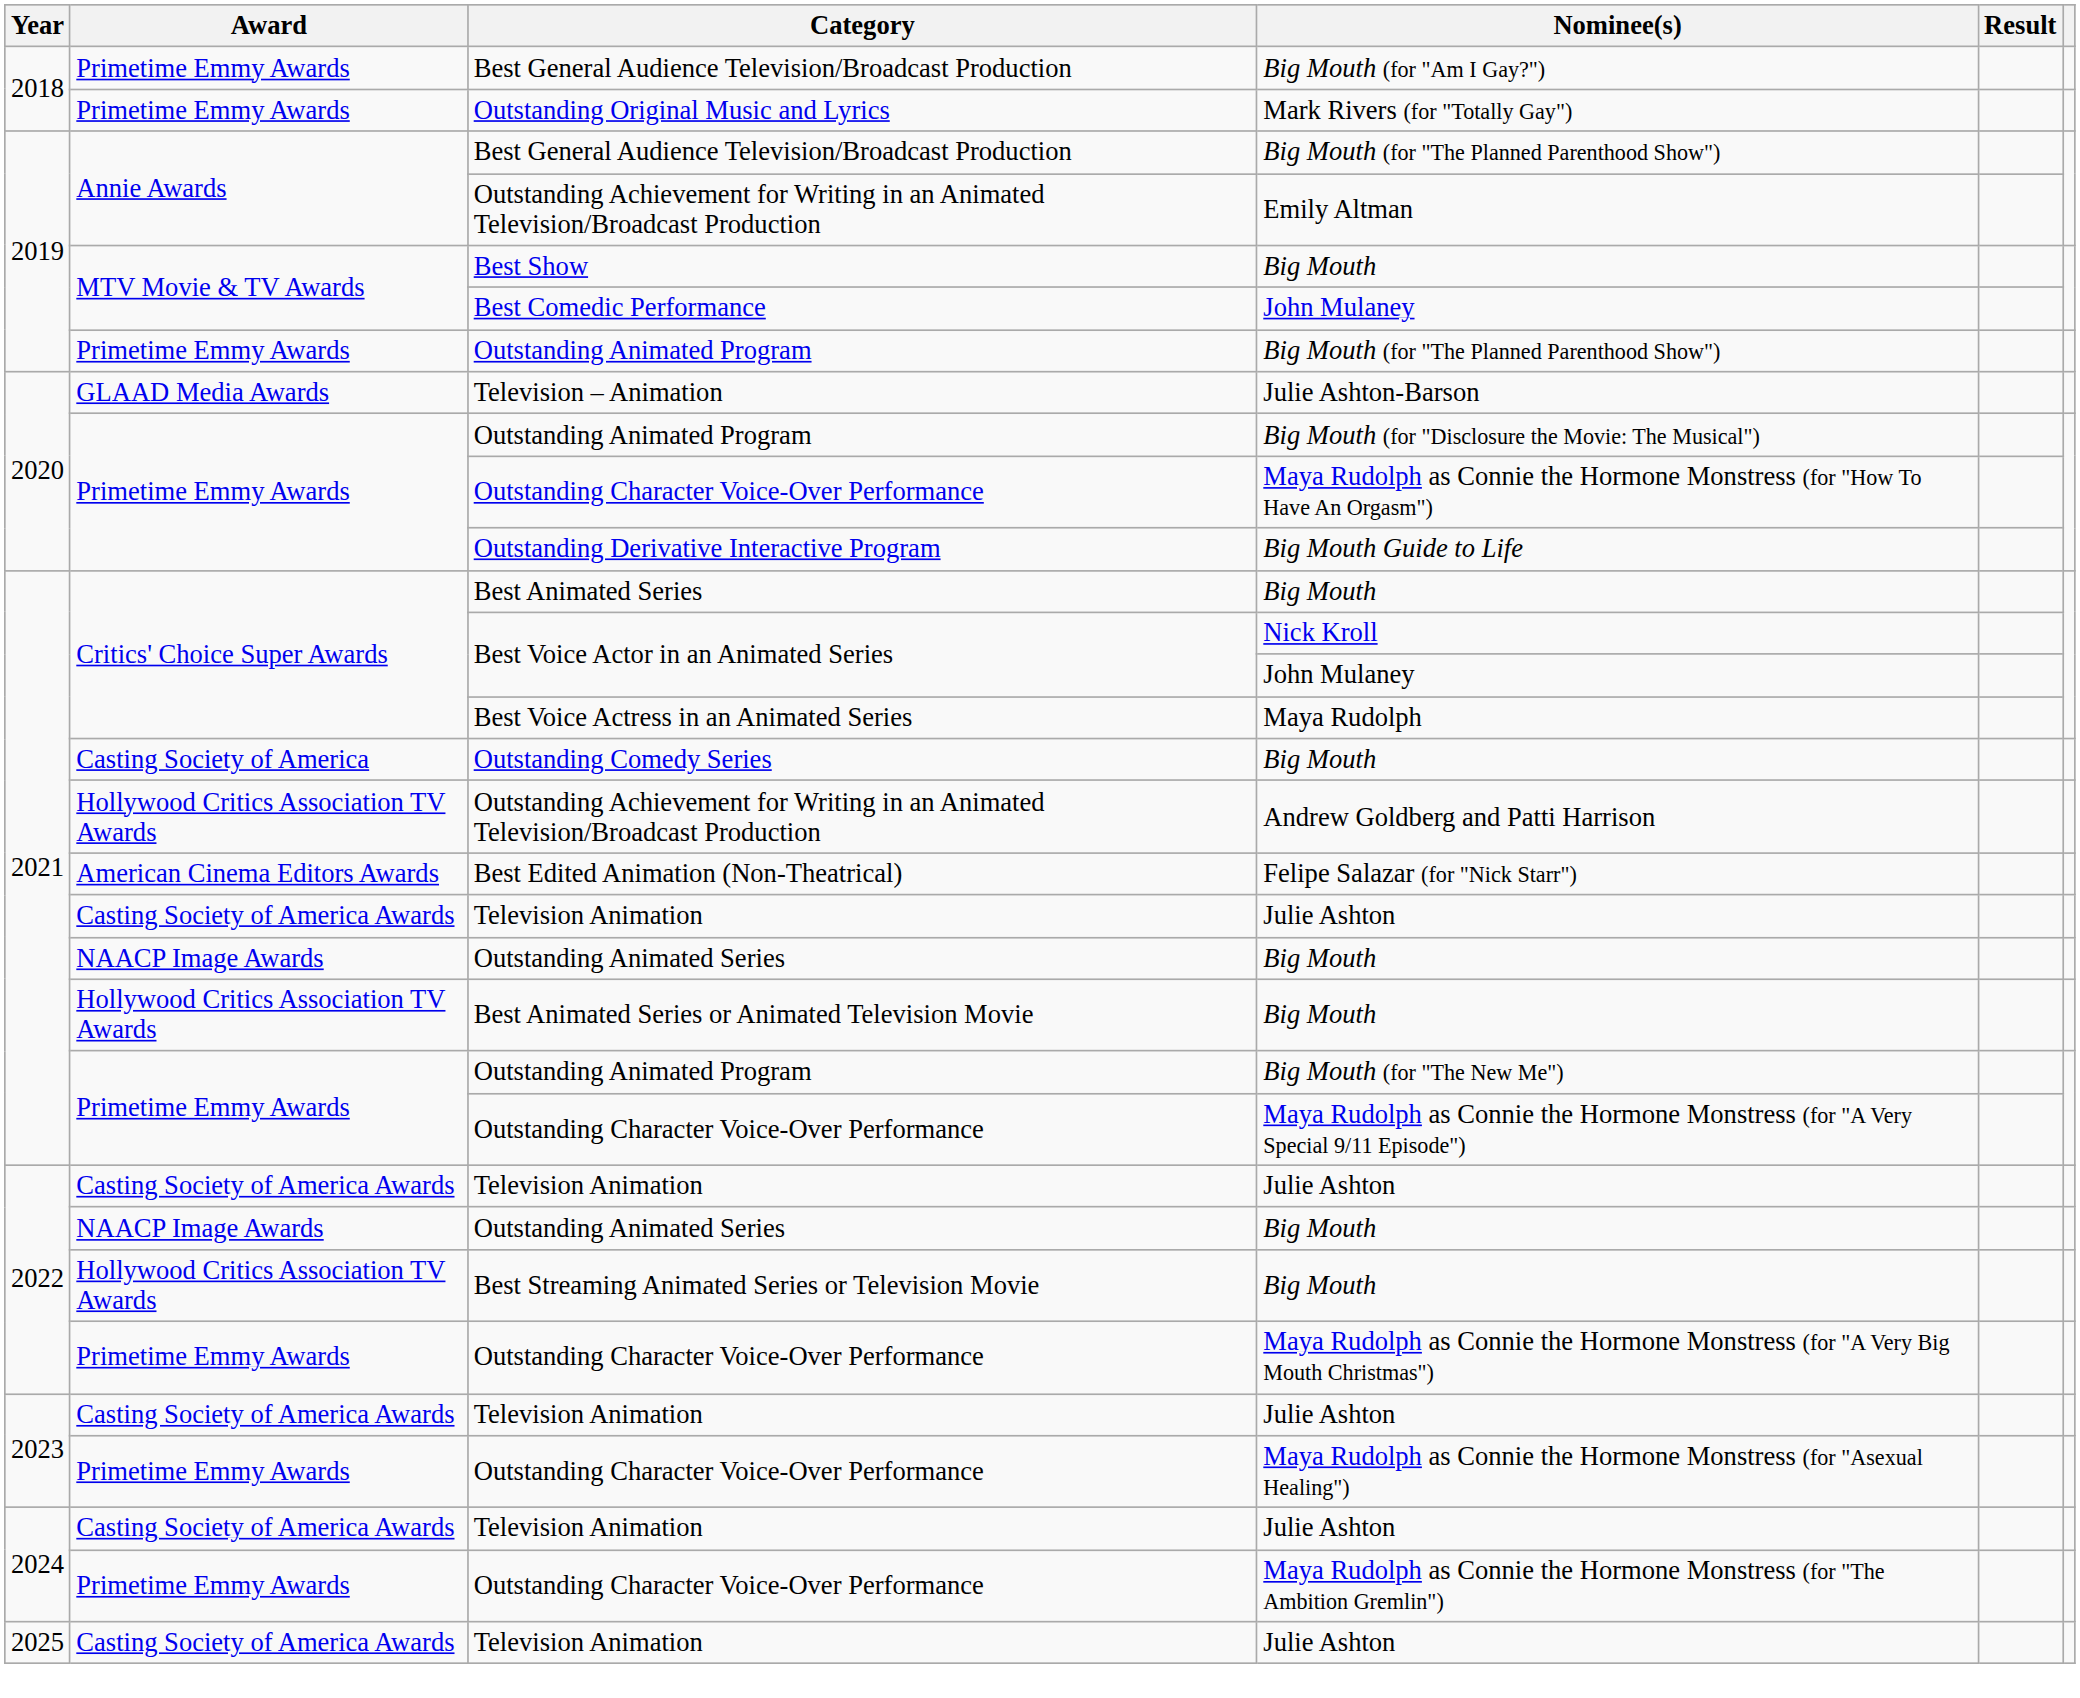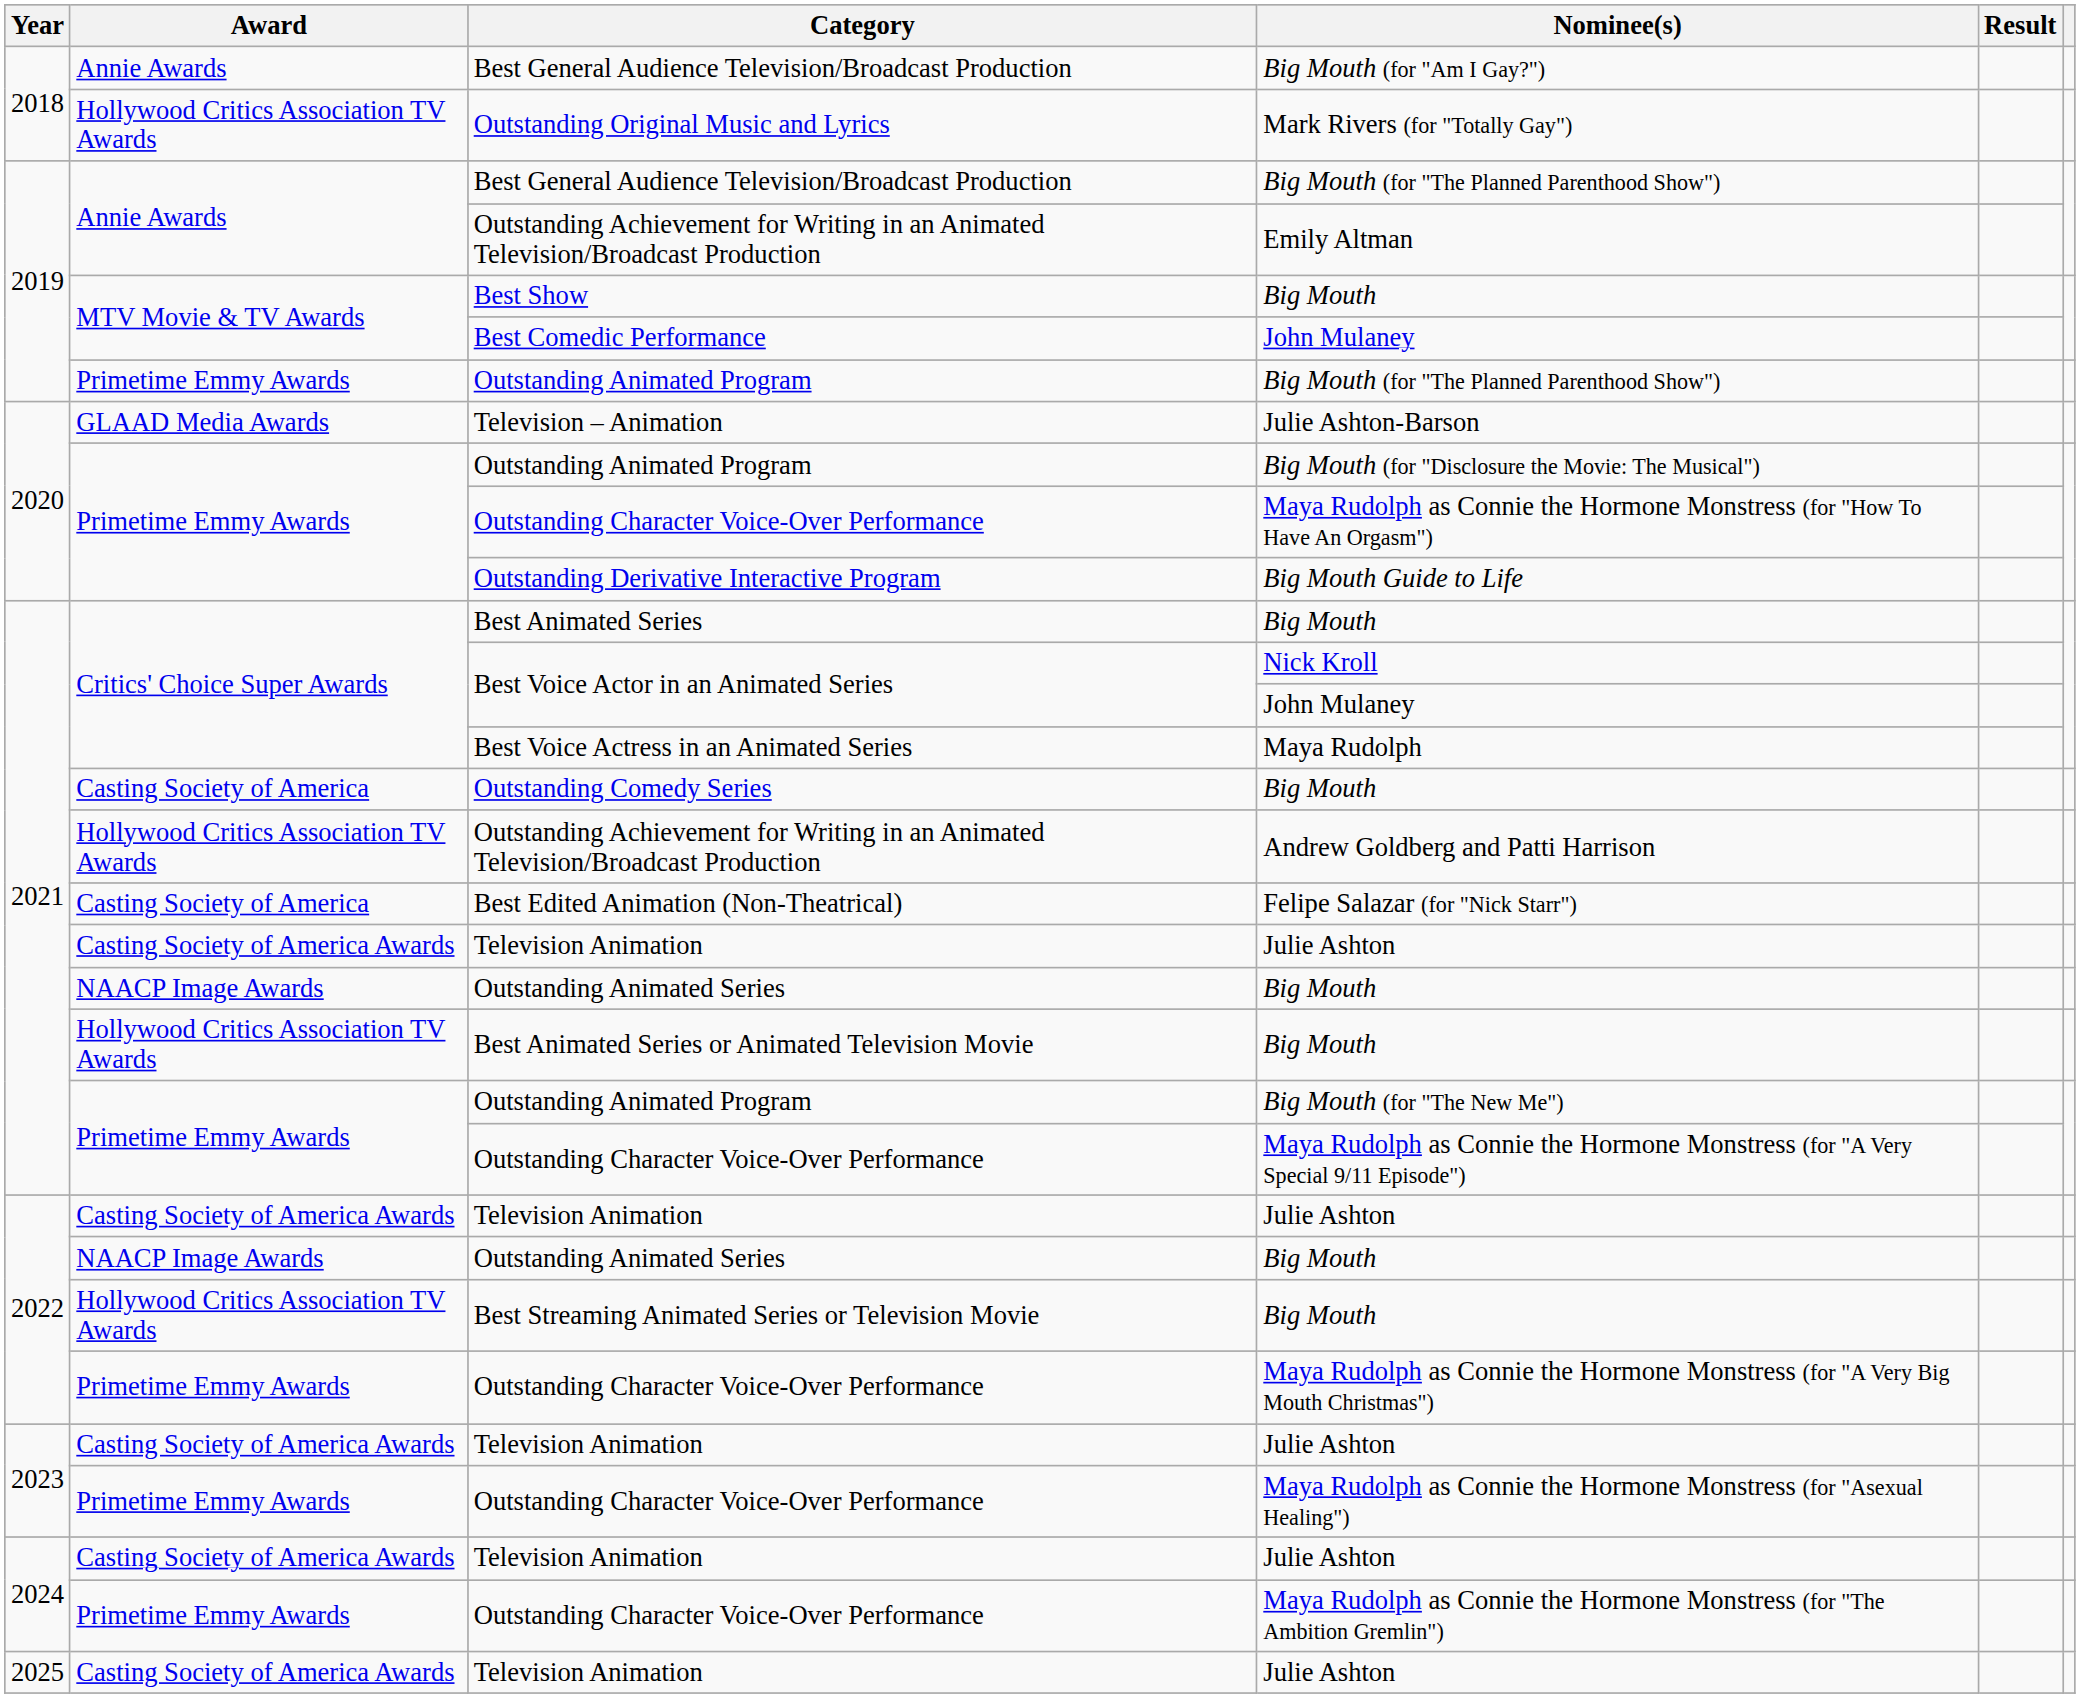(213, 67) Primetime Emmy Awards -> (151, 67) Annie Awards
(213, 109) Primetime Emmy Awards -> (261, 124) Hollywood Critics Association TV Awards
(258, 873) American Cinema Editors Awards -> (223, 903) Casting Society of America
